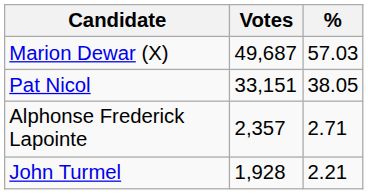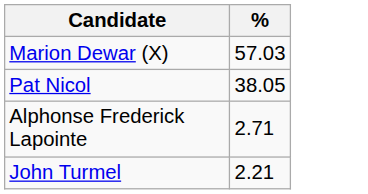- column: (266, 20)
